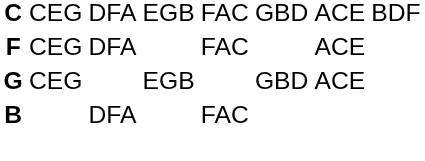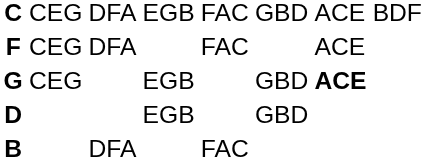(340, 80) normal -> (340, 80) bold
+ row: (13, 114)
